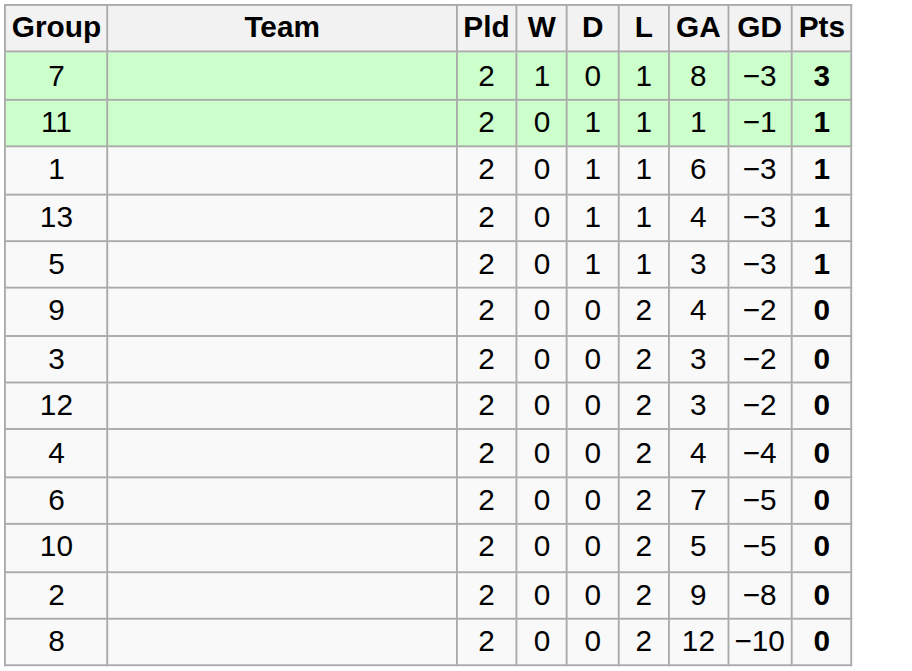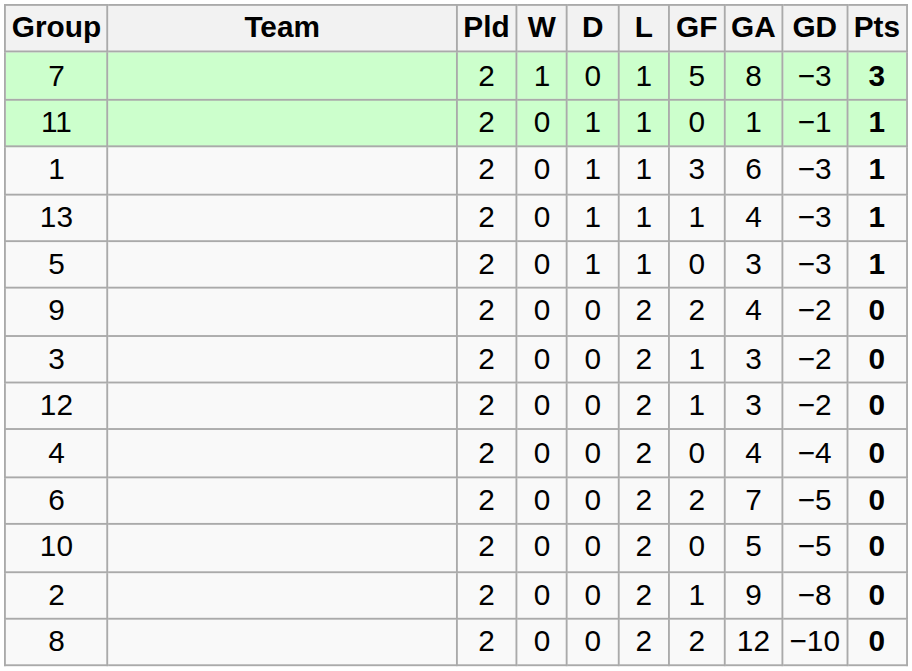+ column: (697, 28)
